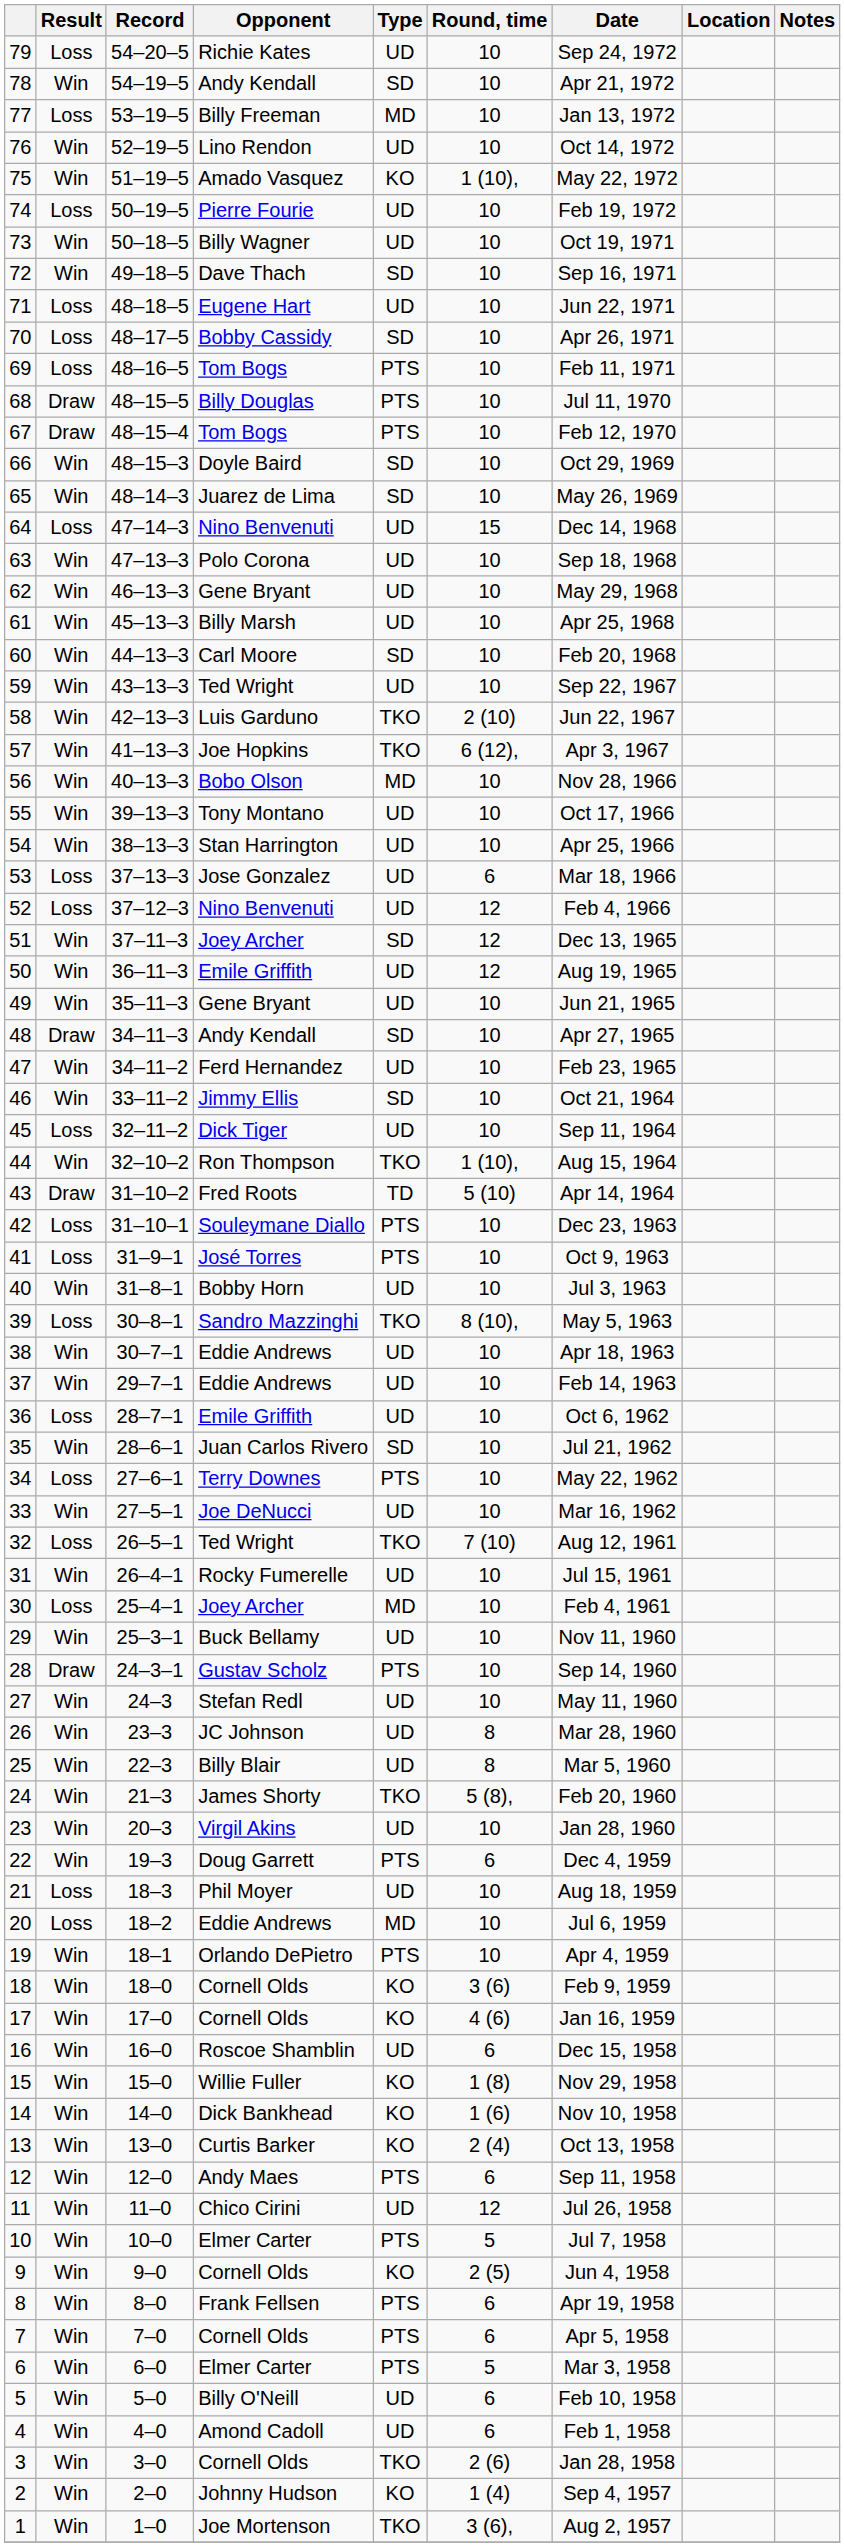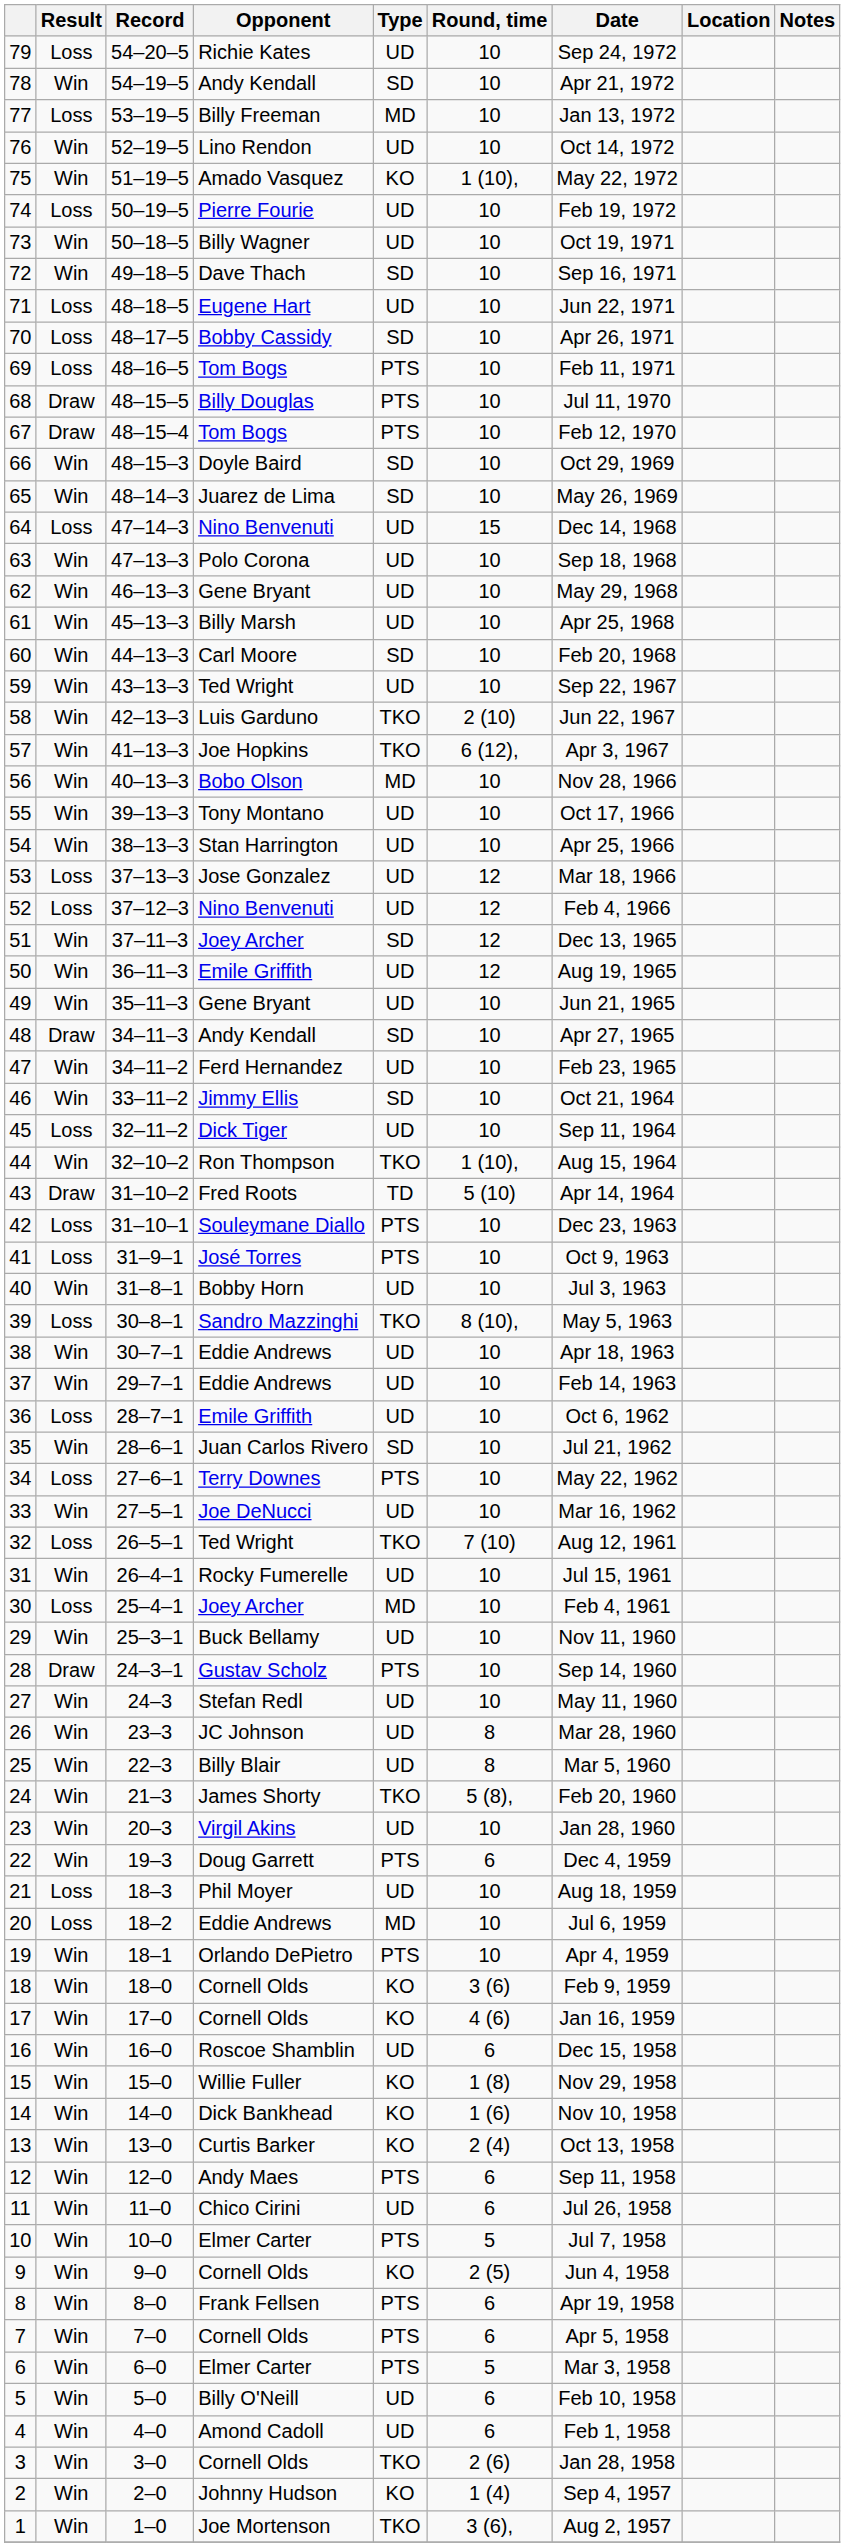(490, 876) 6 -> (490, 876) 12
(490, 2208) 12 -> (490, 2208) 6
